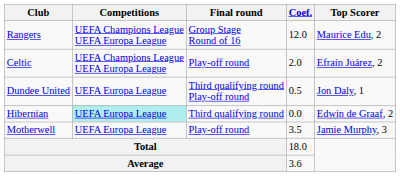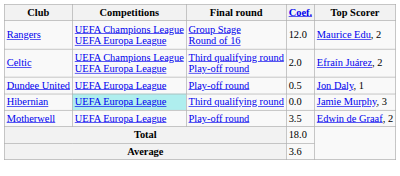(219, 63) Play-off round -> (236, 63) Third qualifying round Play-off round
(236, 91) Third qualifying round Play-off round -> (219, 85) Play-off round
(355, 113) Edwin de Graaf, 2 -> (352, 102) Jamie Murphy, 3
(352, 130) Jamie Murphy, 3 -> (355, 118) Edwin de Graaf, 2
